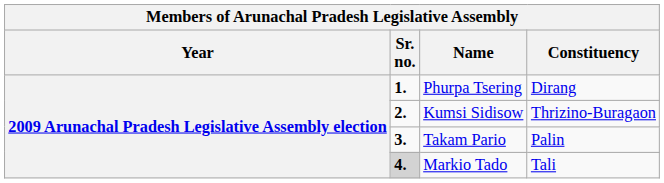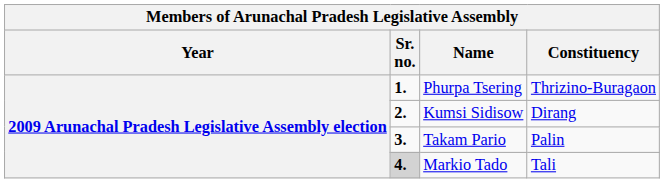(554, 87) Dirang -> (593, 87) Thrizino-Buragaon
(593, 113) Thrizino-Buragaon -> (554, 113) Dirang
